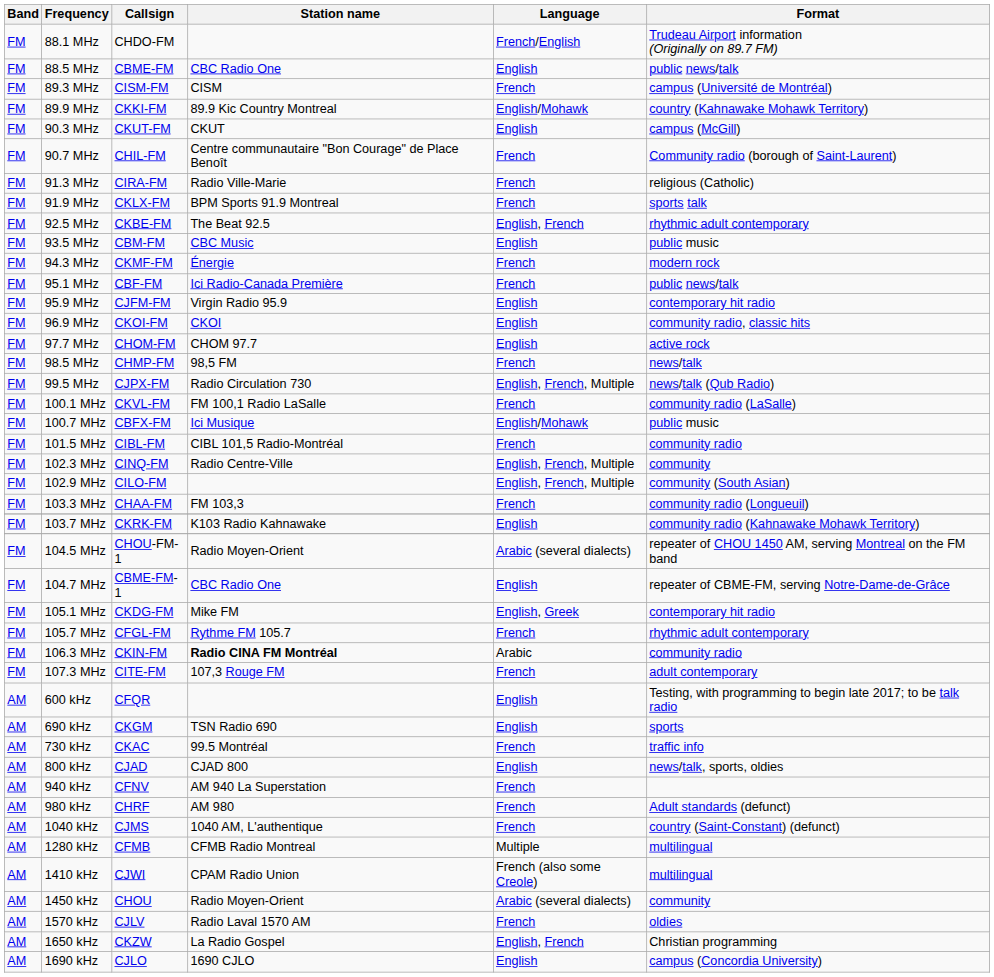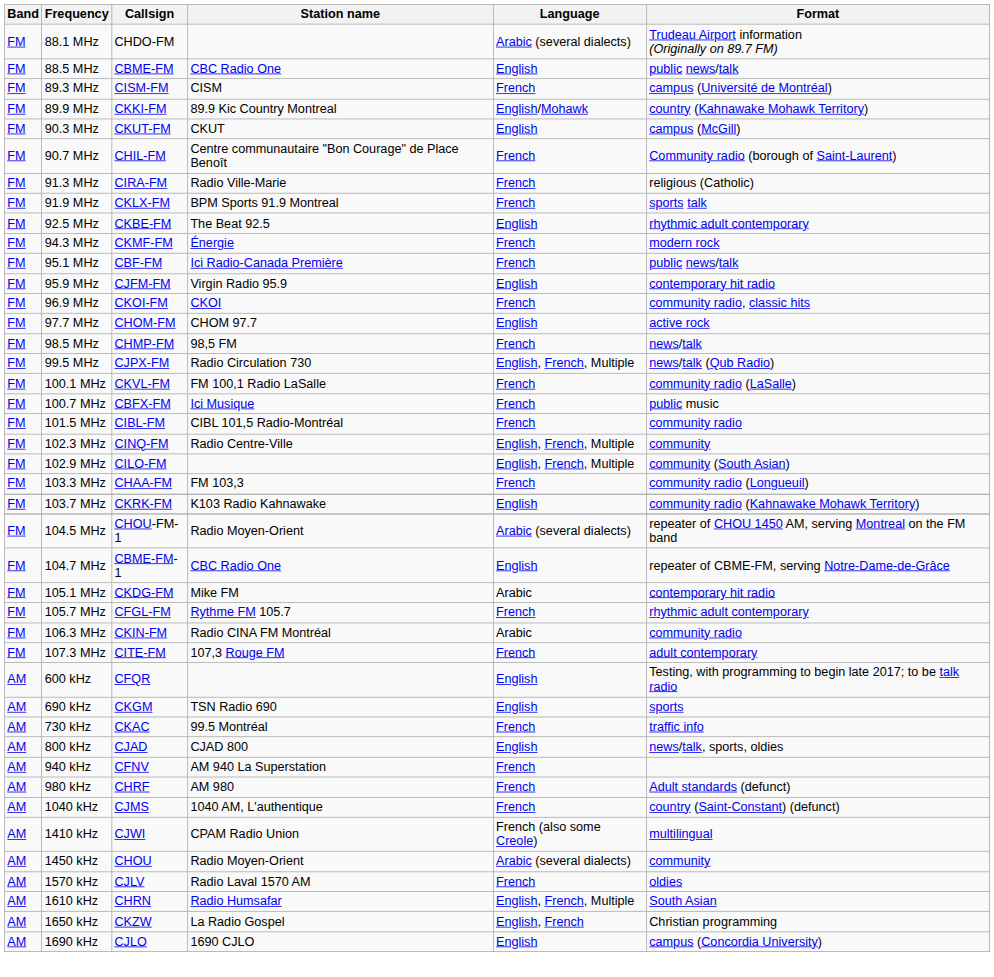(538, 41) French/English -> (563, 41) Arabic (several dialects)
(540, 223) English, French -> (517, 223) English
- row: (72, 243)
(517, 323) English -> (516, 303) French
(542, 423) English/Mohawk -> (516, 403) French
(537, 612) English, Greek -> (514, 592) Arabic
(264, 652) bold -> (261, 632) normal
- row: (71, 847)
+ row: (71, 901)
